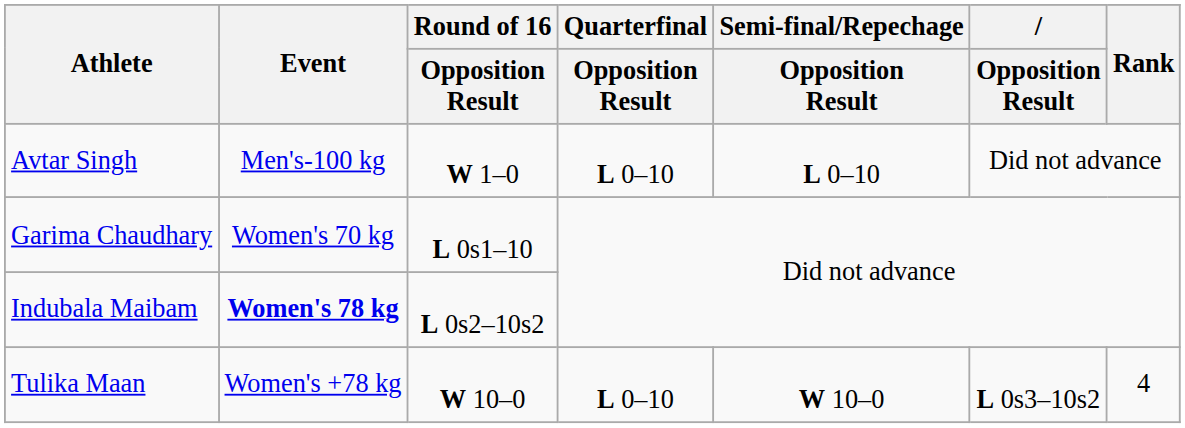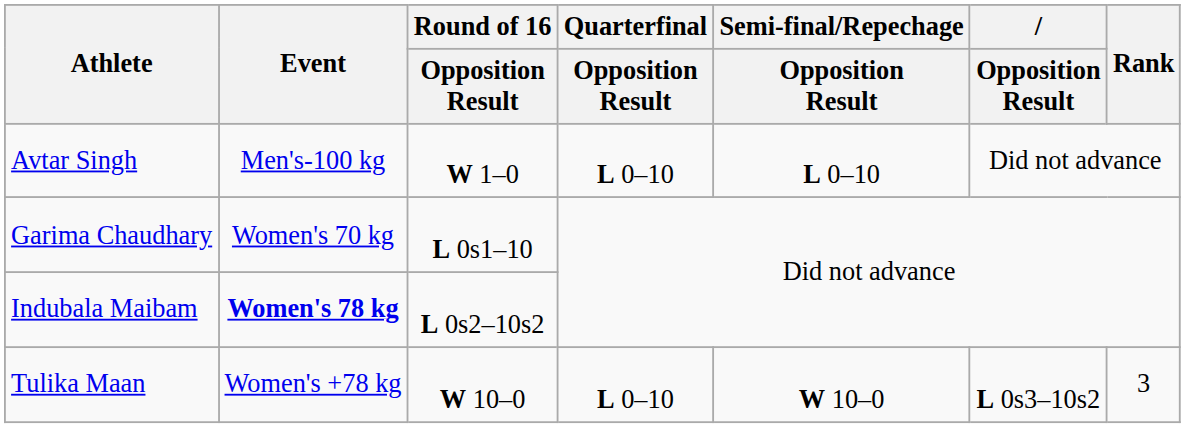(1144, 383) 4 -> (1144, 383) 3
